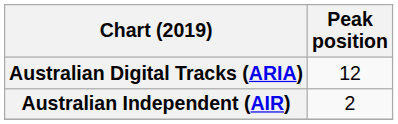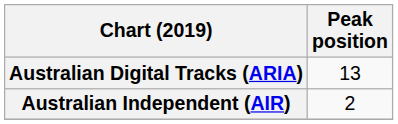(350, 72) 12 -> (350, 72) 13
